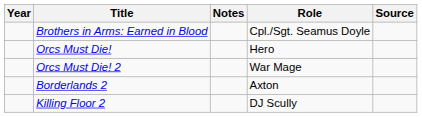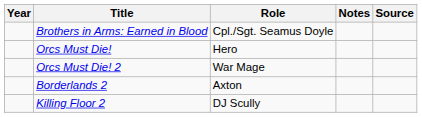columns swapped: (310, 13) <-> (229, 13)
